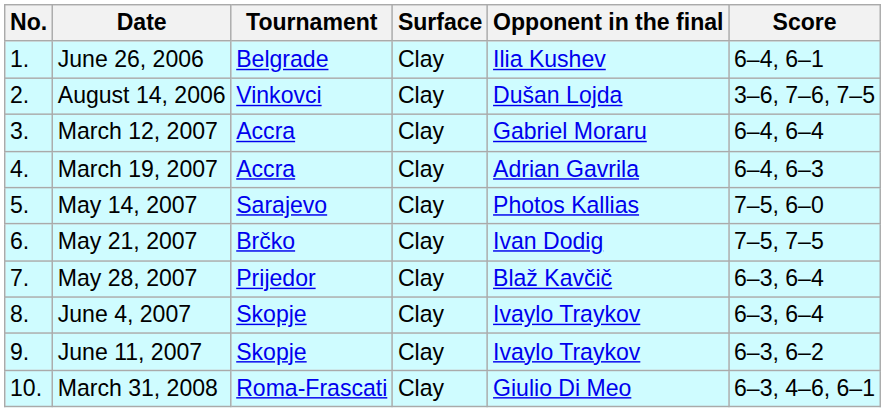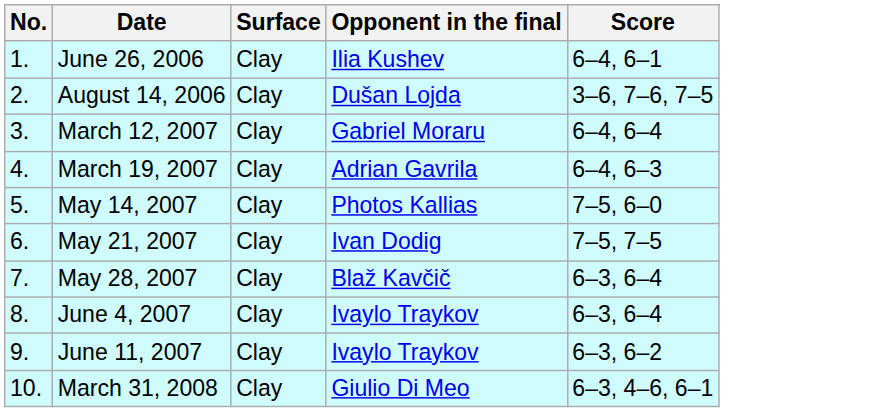- column: (312, 22)
